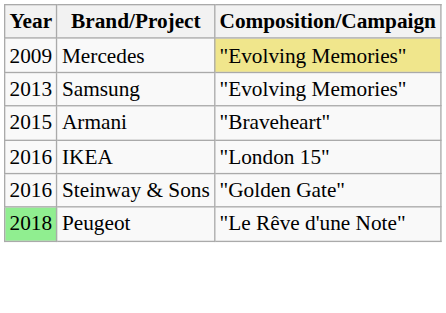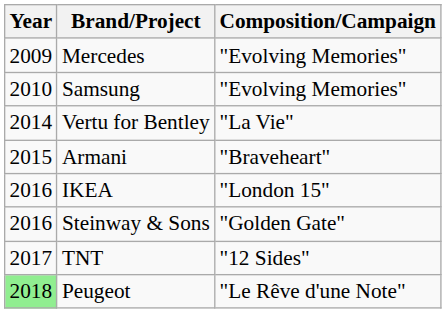(313, 55) khaki background -> (313, 55) no background
(31, 88) 2013 -> (31, 88) 2010
+ row: (136, 122)
+ row: (83, 257)
